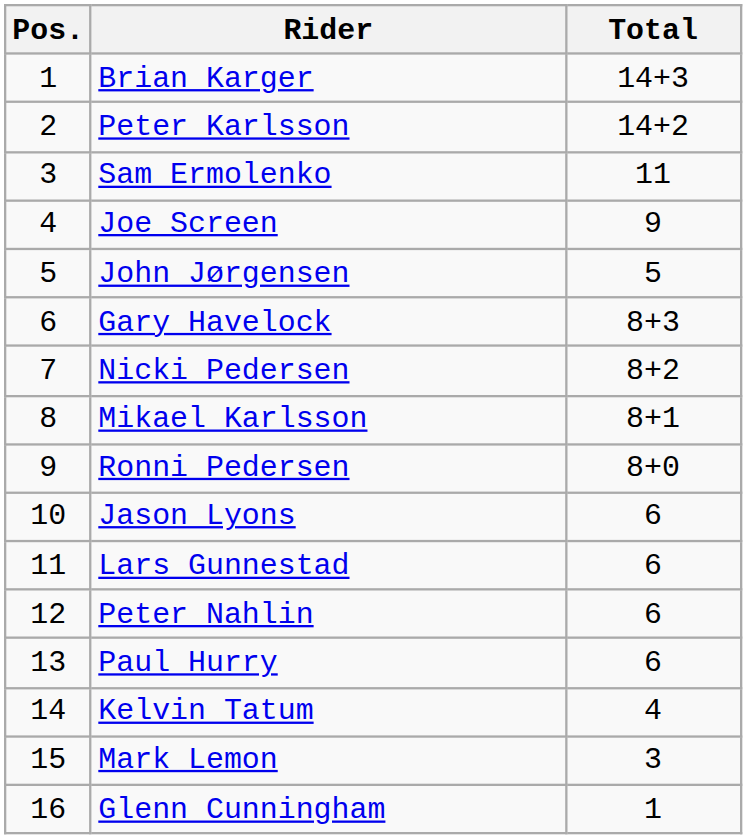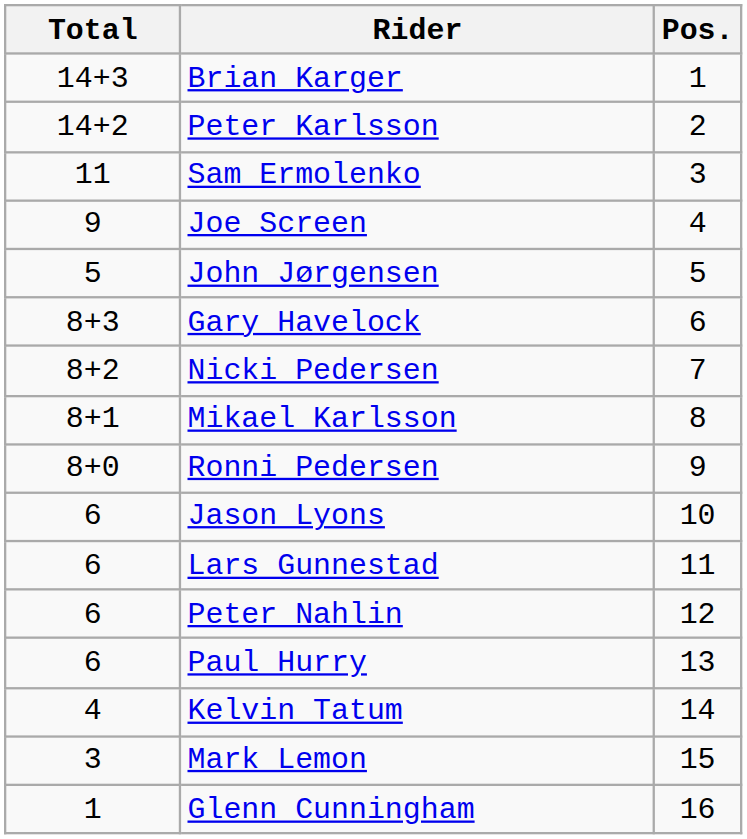columns swapped: (48, 30) <-> (653, 30)
